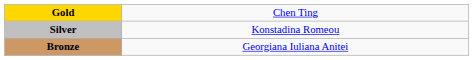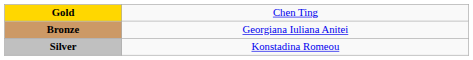rows swapped: (63, 30) <-> (63, 47)
